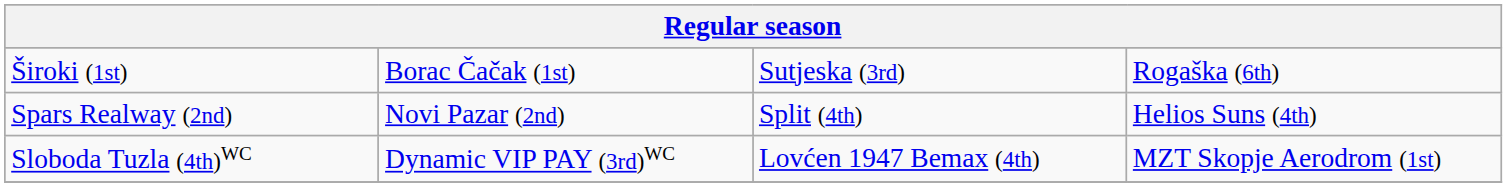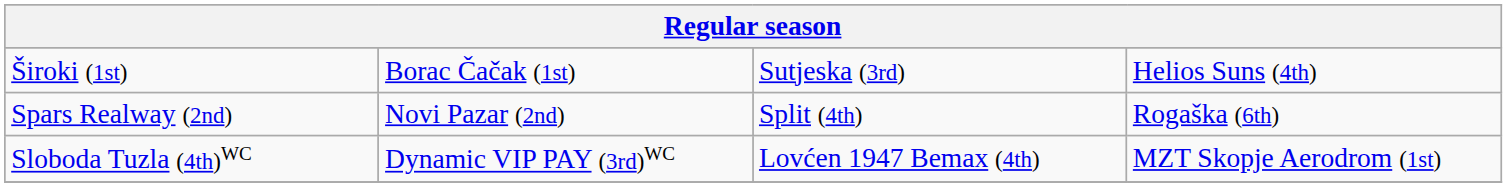(1206, 69) Rogaška (6th) -> (1225, 69) Helios Suns (4th)
(1225, 113) Helios Suns (4th) -> (1206, 113) Rogaška (6th)
